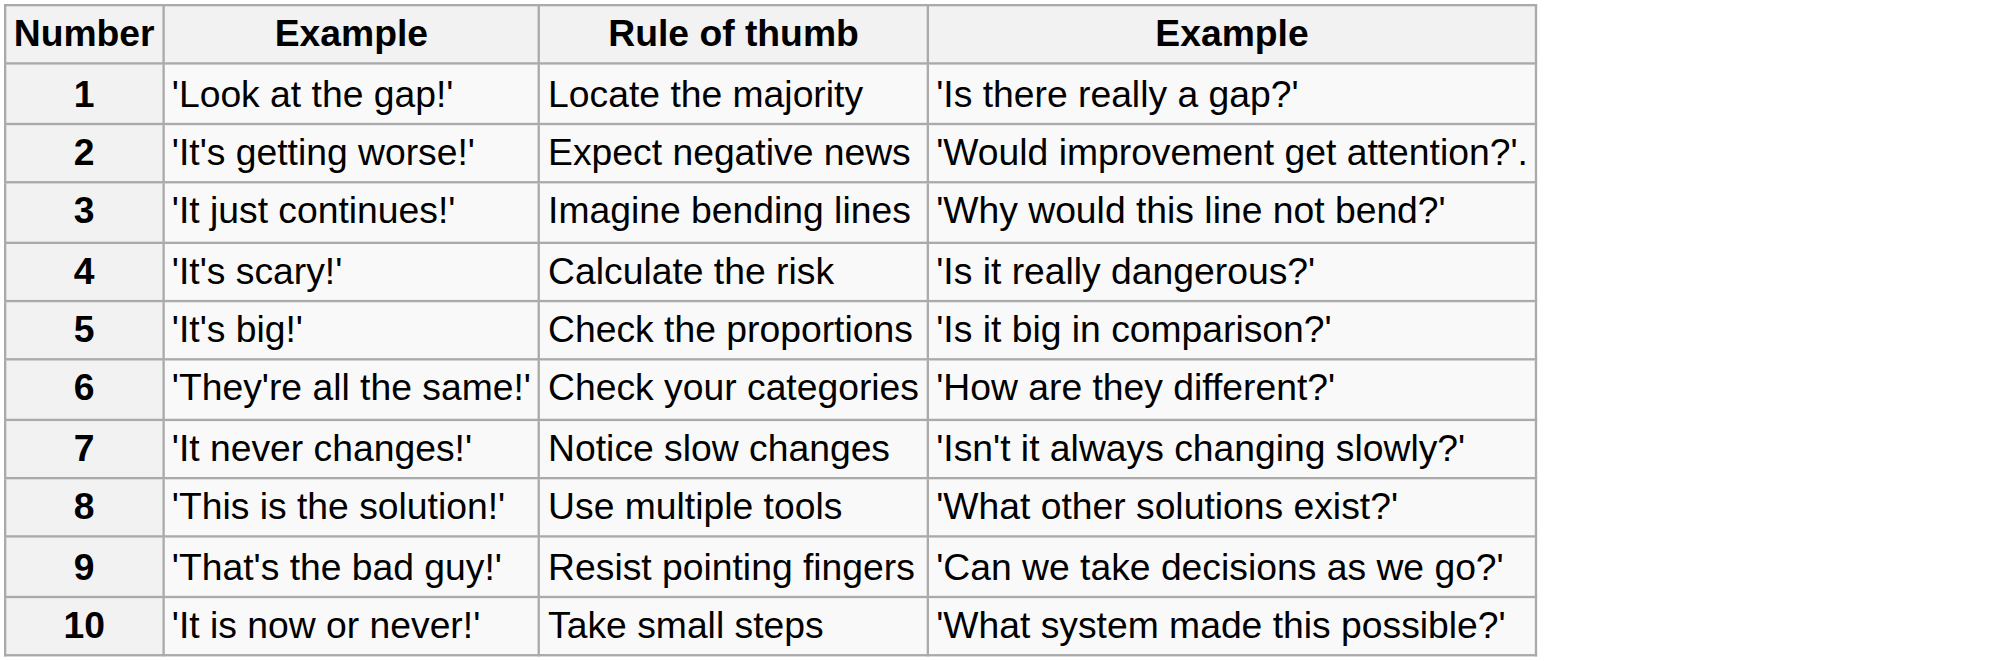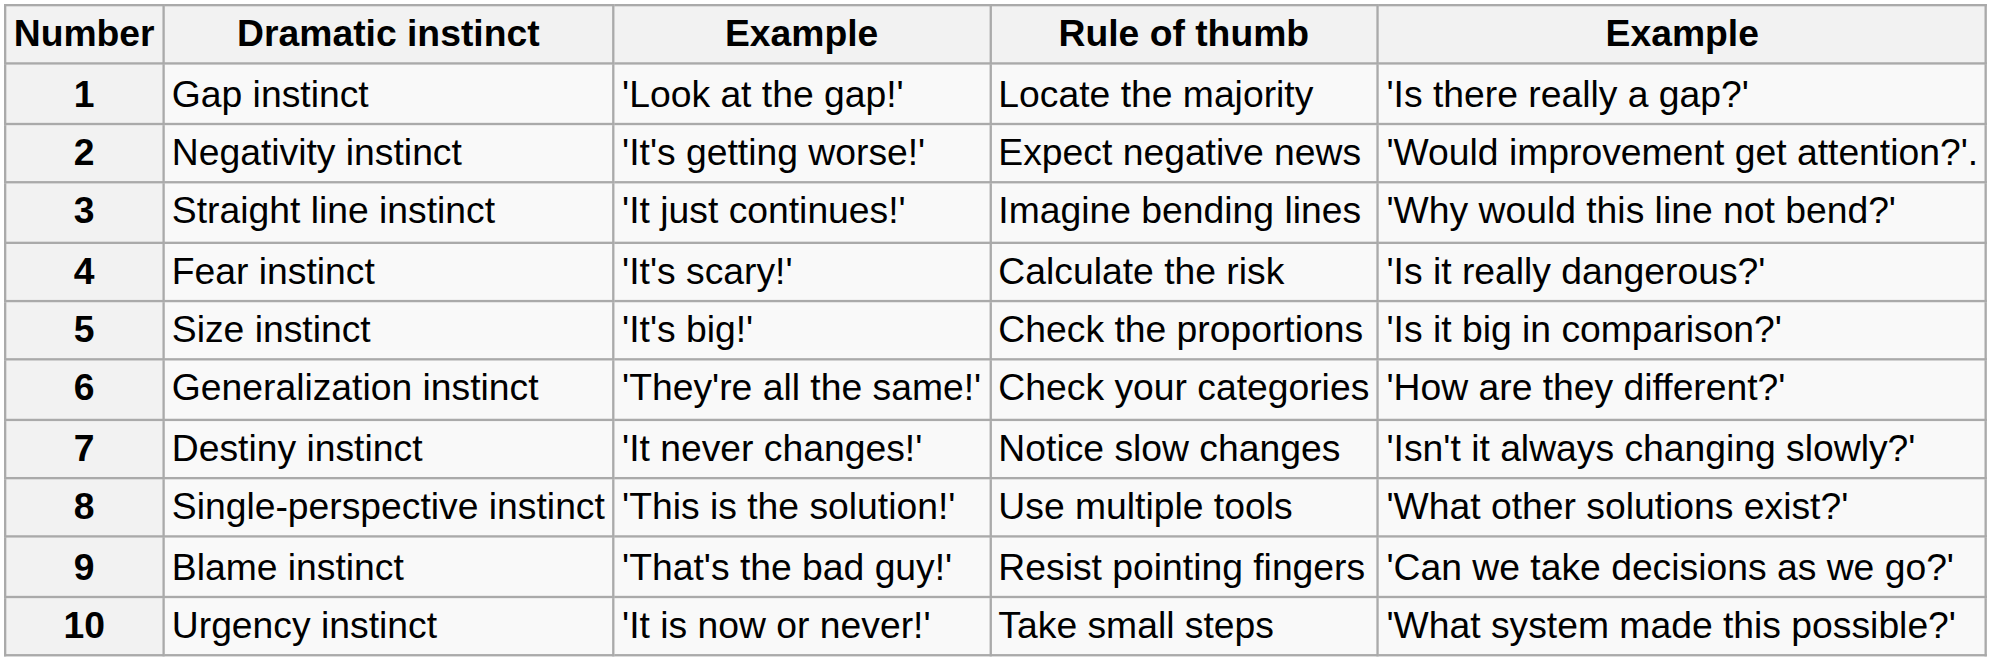+ column: (388, 34)
